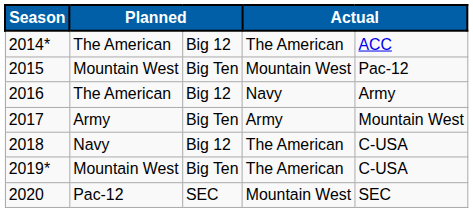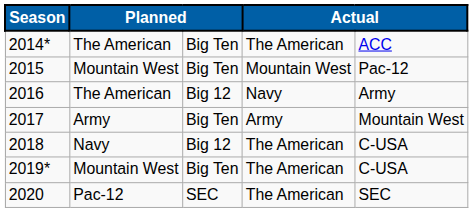(208, 44) Big 12 -> (212, 44) Big Ten
(298, 194) Mountain West -> (295, 194) The American
